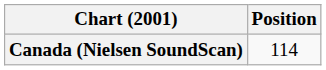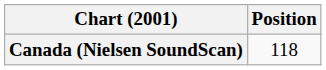(284, 49) 114 -> (284, 49) 118
